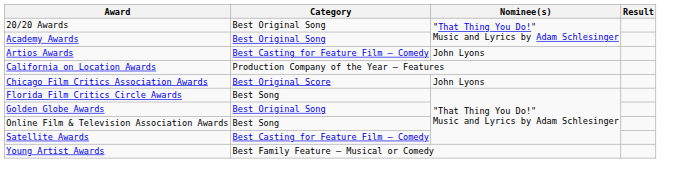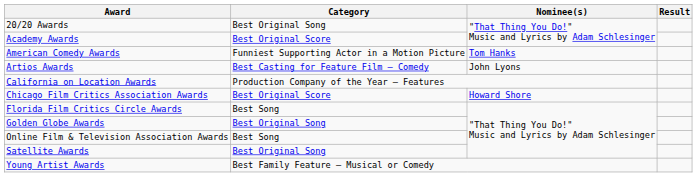(279, 39) Best Original Song -> (282, 39) Best Original Score
+ row: (63, 53)
(459, 81) John Lyons -> (500, 95) Howard Shore
(331, 137) Best Casting for Feature Film – Comedy -> (279, 151) Best Original Song
